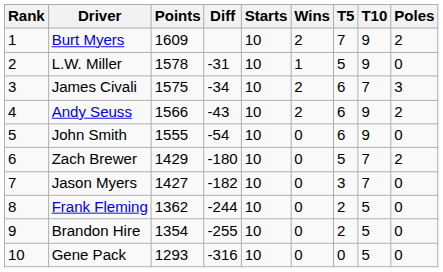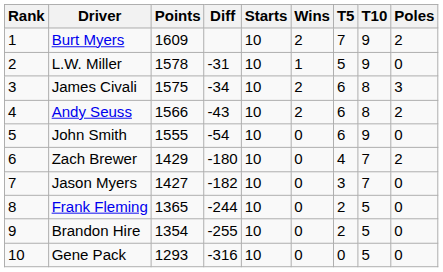(366, 87) 7 -> (366, 87) 8
(366, 111) 9 -> (366, 111) 8
(341, 159) 5 -> (341, 159) 4
(171, 207) 1362 -> (171, 207) 1365
